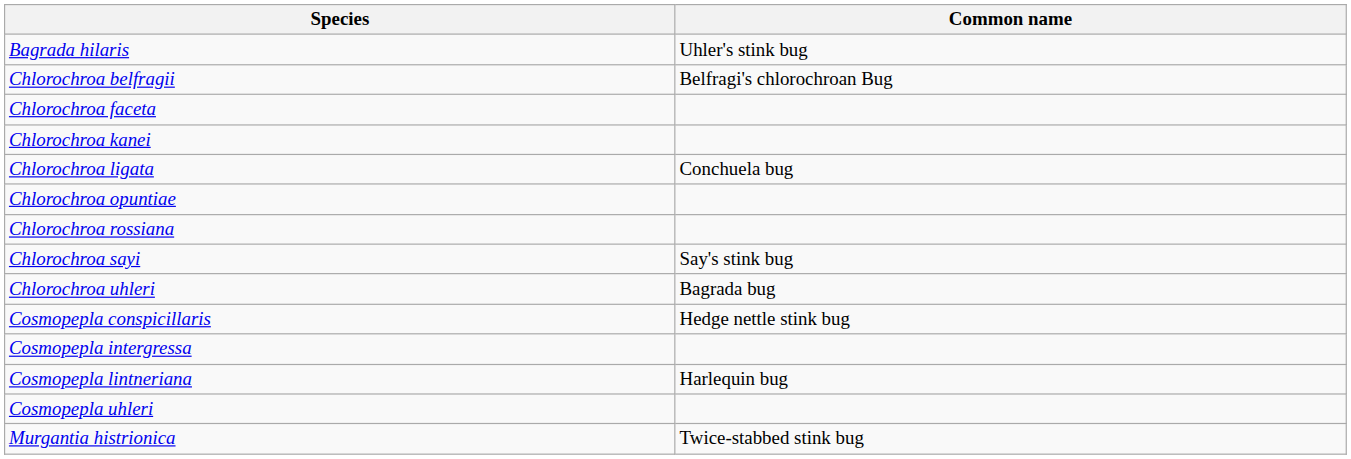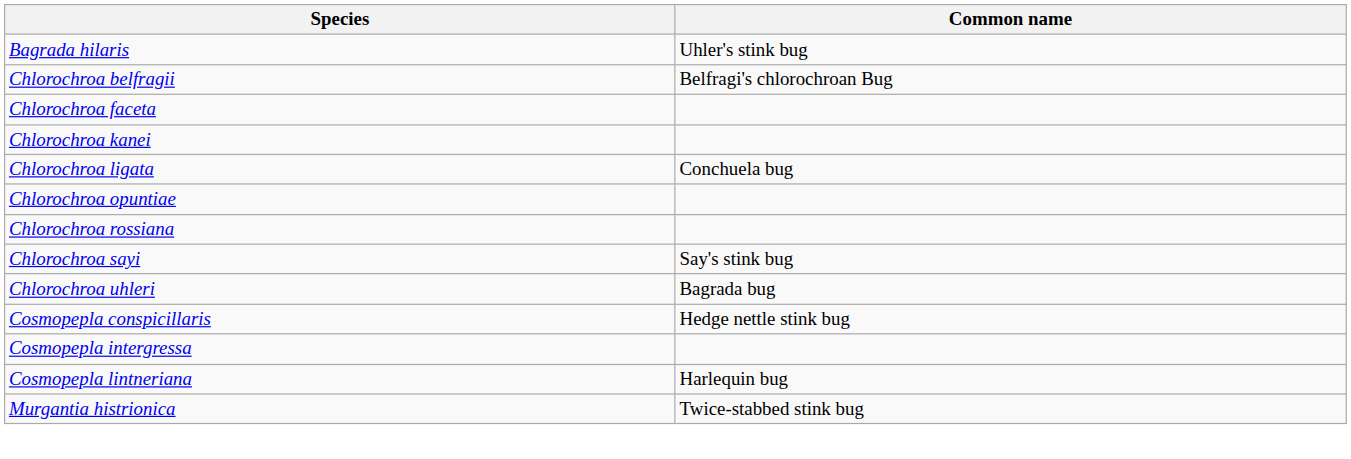- row: (81, 408)
